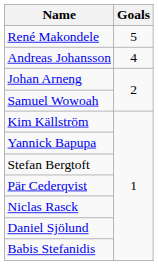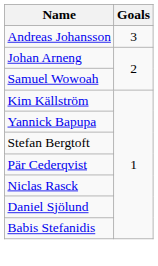- row: (53, 36)
(134, 57) 4 -> (134, 36) 3
